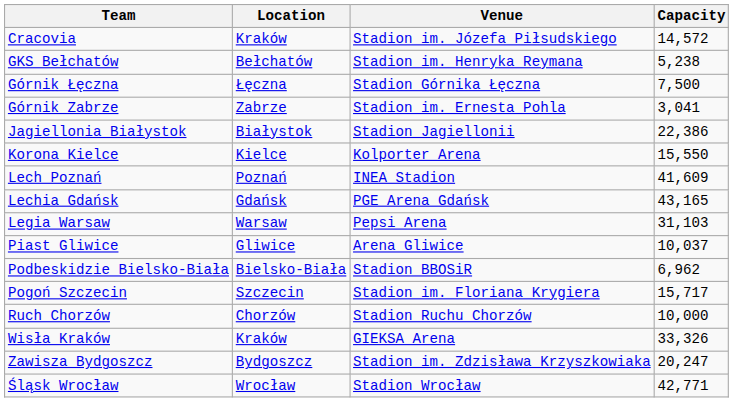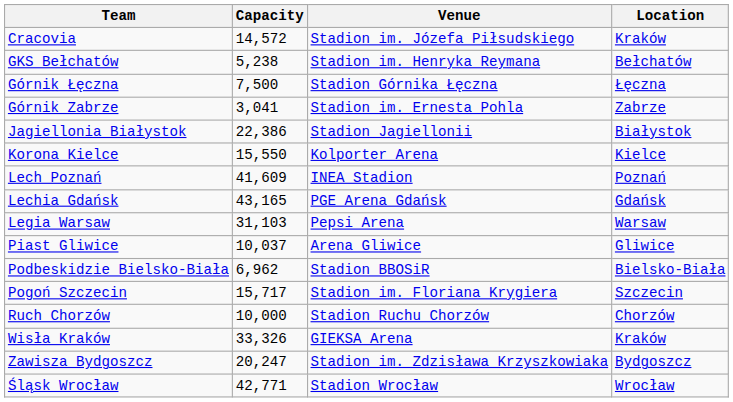columns swapped: (291, 16) <-> (691, 16)
